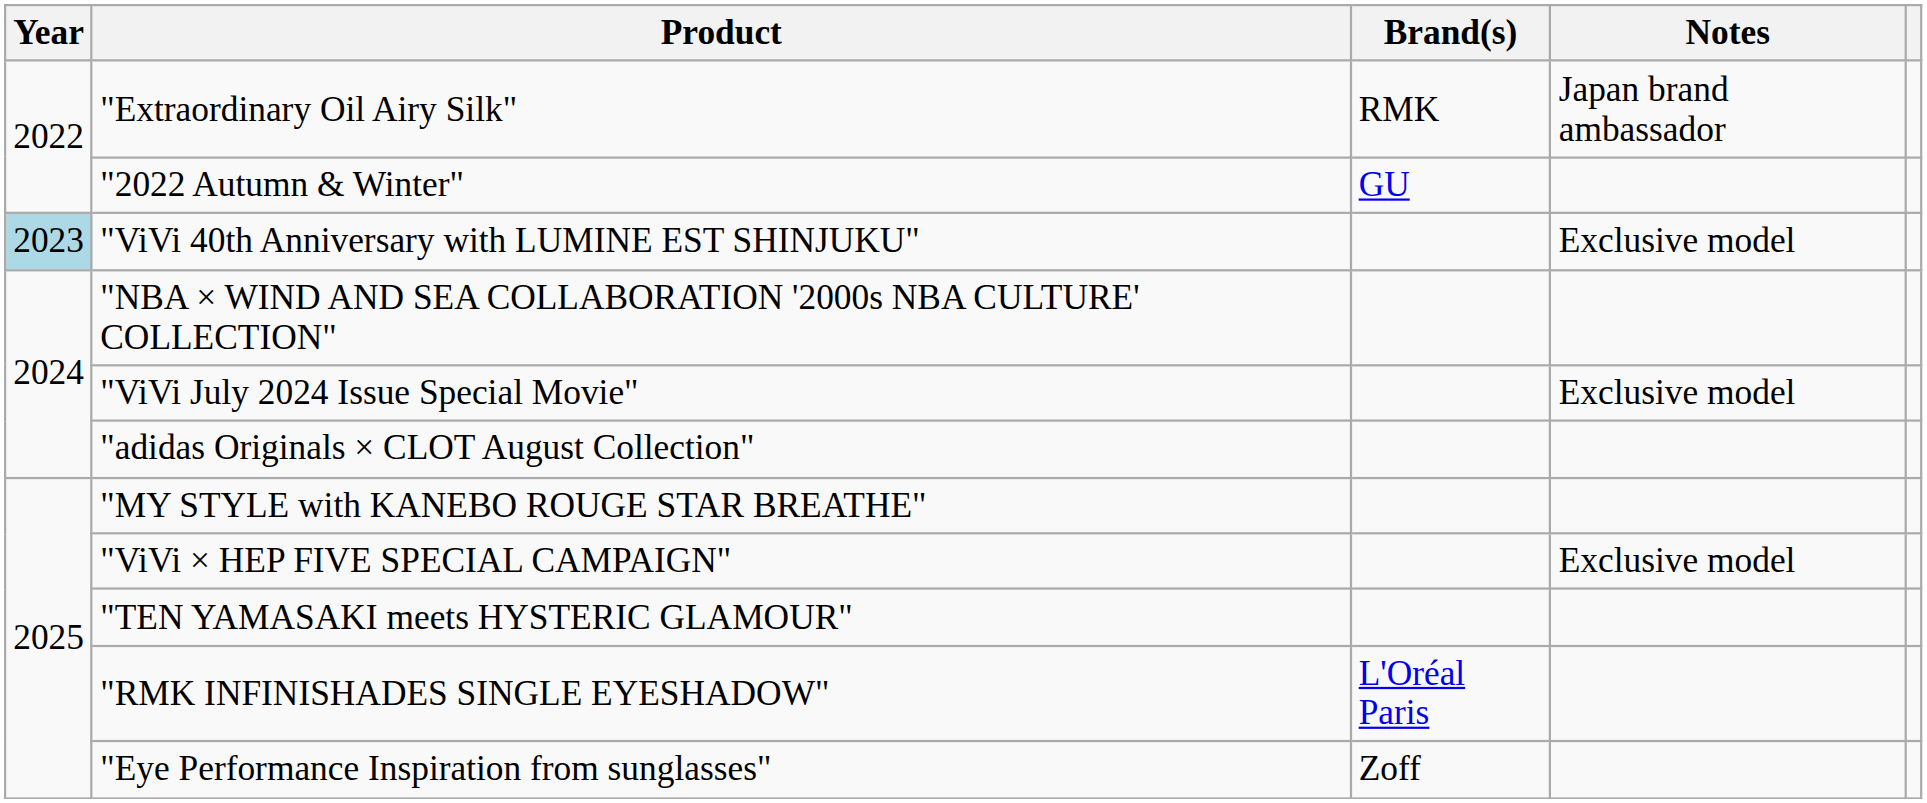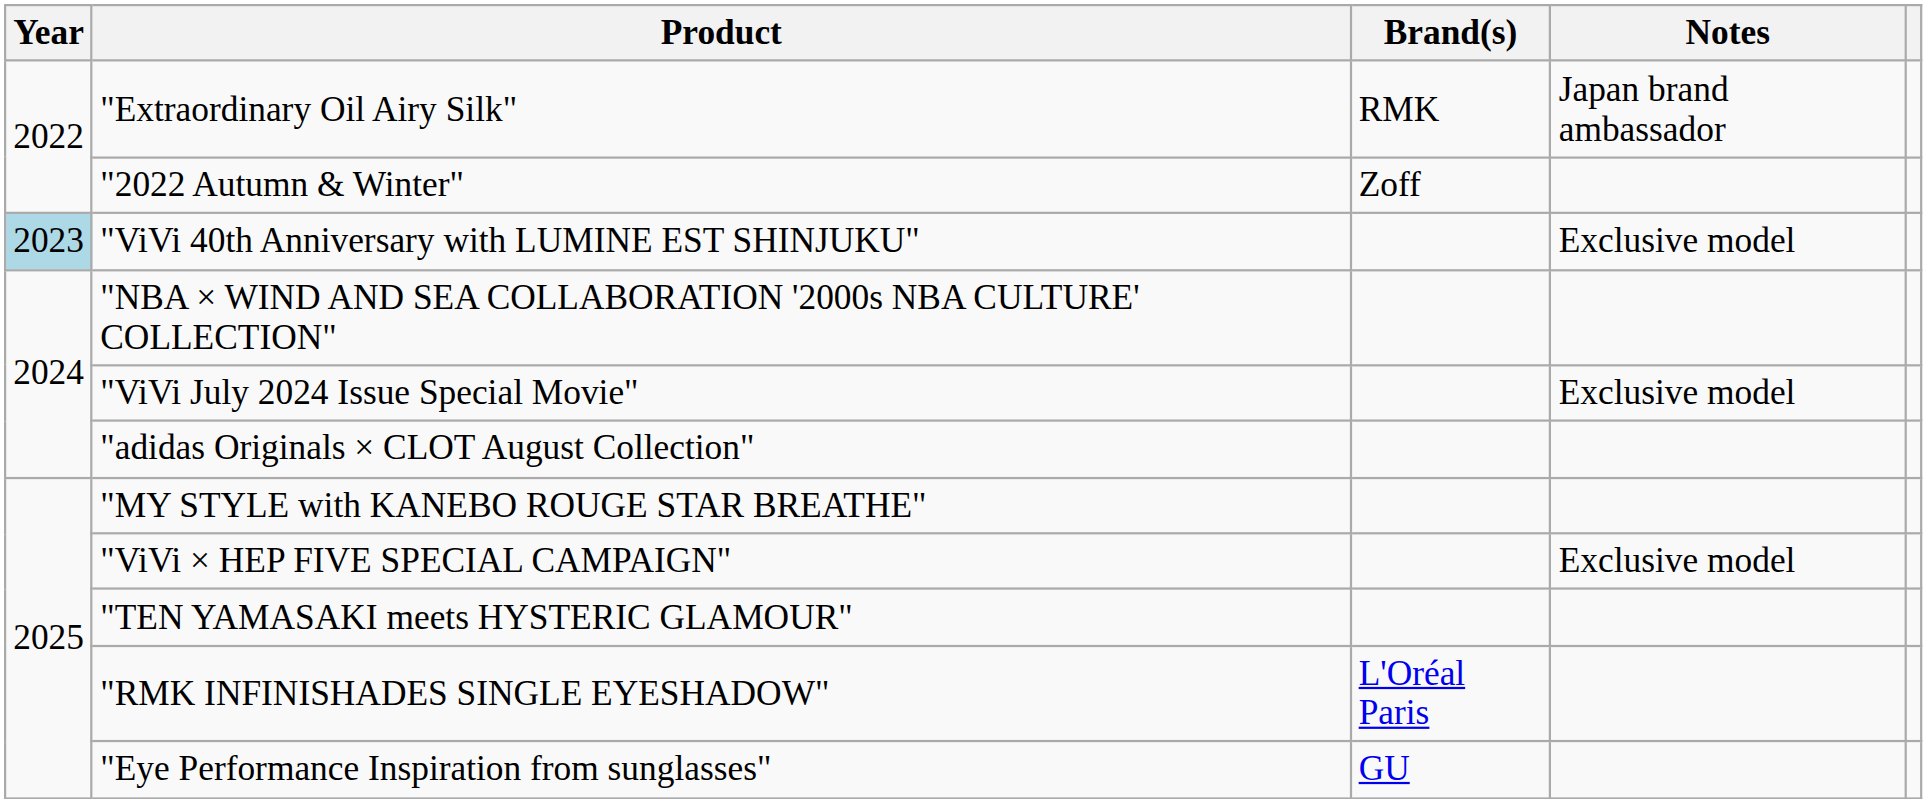(1384, 184) GU -> (1390, 184) Zoff
(1390, 768) Zoff -> (1384, 768) GU
